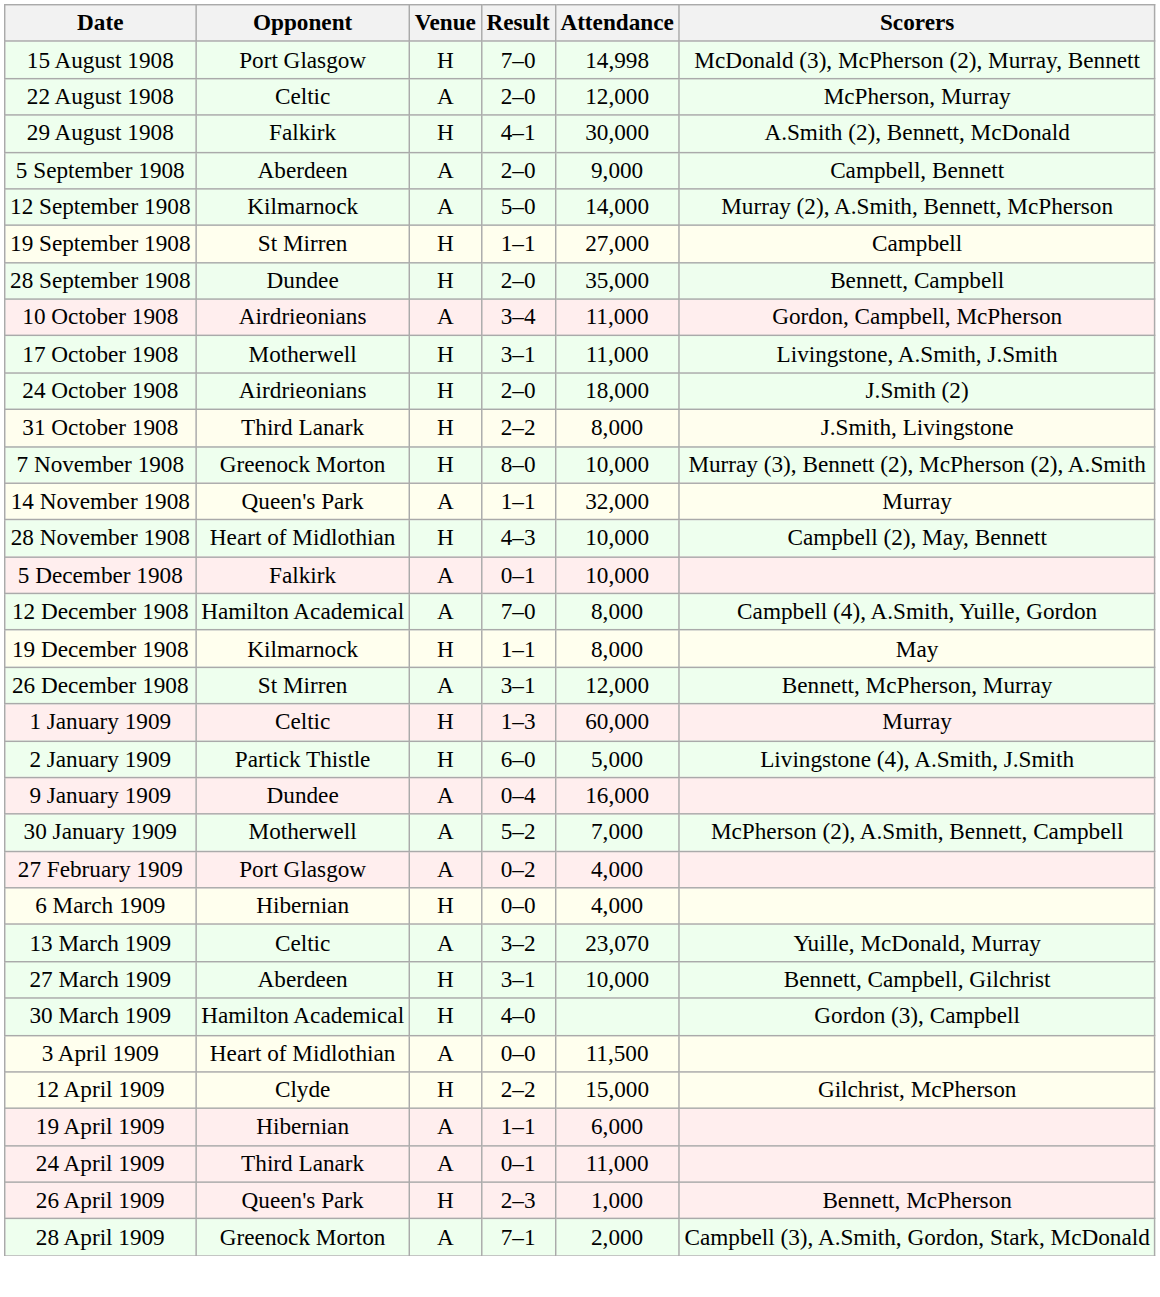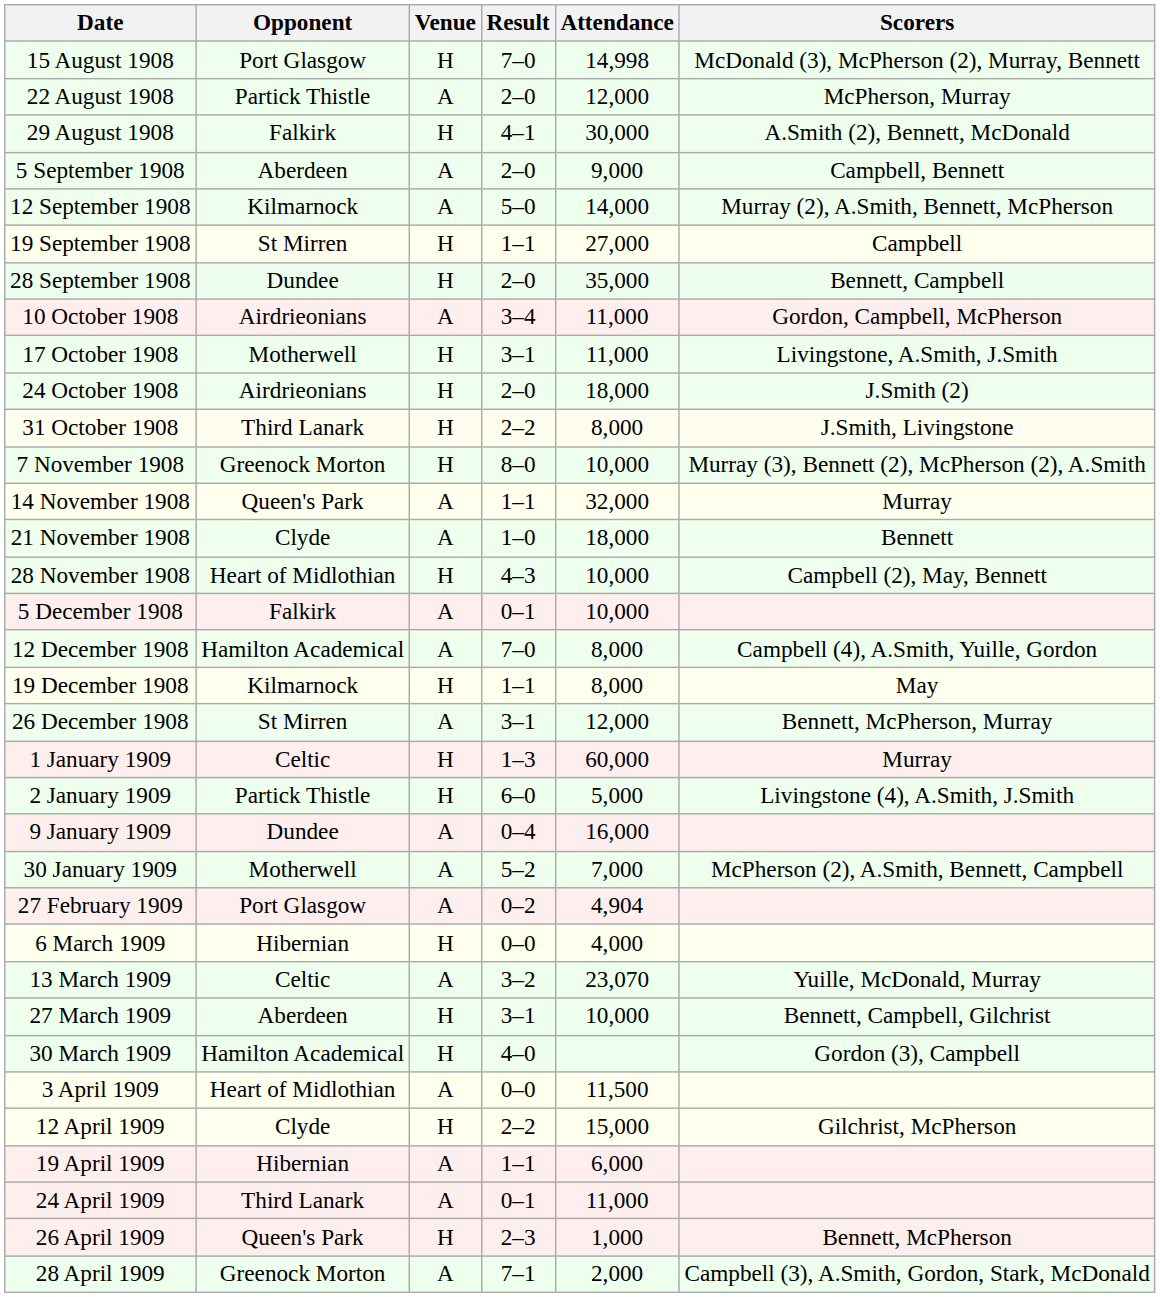(303, 96) Celtic -> (303, 96) Partick Thistle
+ row: (100, 538)
(617, 869) 4,000 -> (617, 905) 4,904
